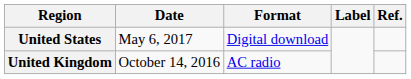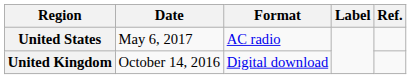(277, 39) Digital download -> (254, 39) AC radio
(254, 62) AC radio -> (277, 62) Digital download
